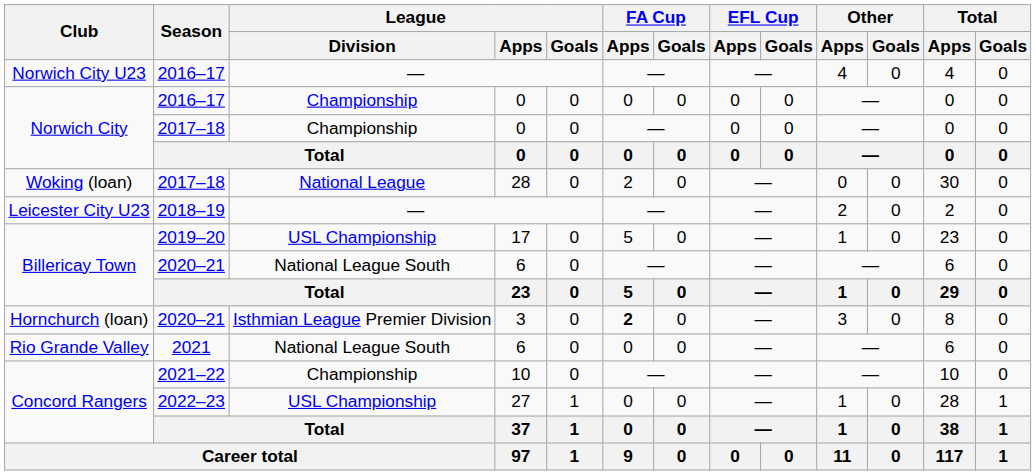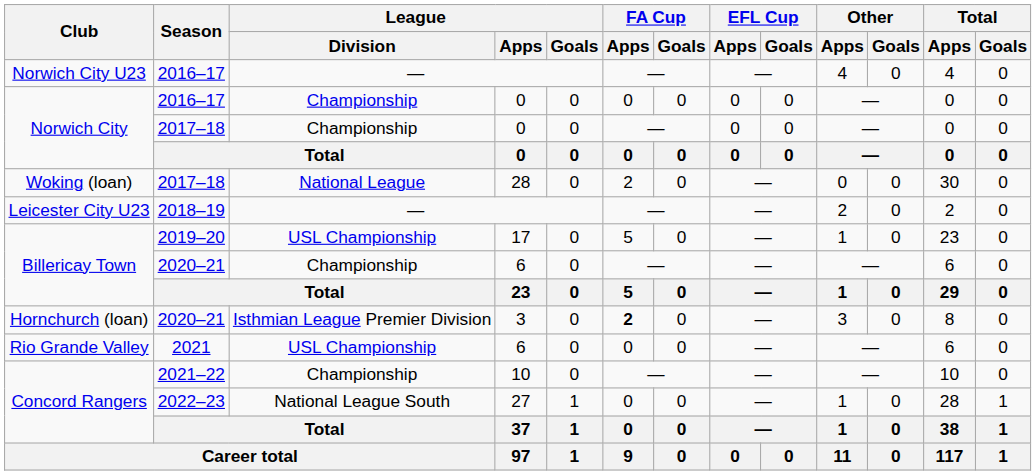(362, 264) National League South -> (362, 264) Championship
(362, 347) National League South -> (362, 347) USL Championship
(362, 401) USL Championship -> (362, 401) National League South
